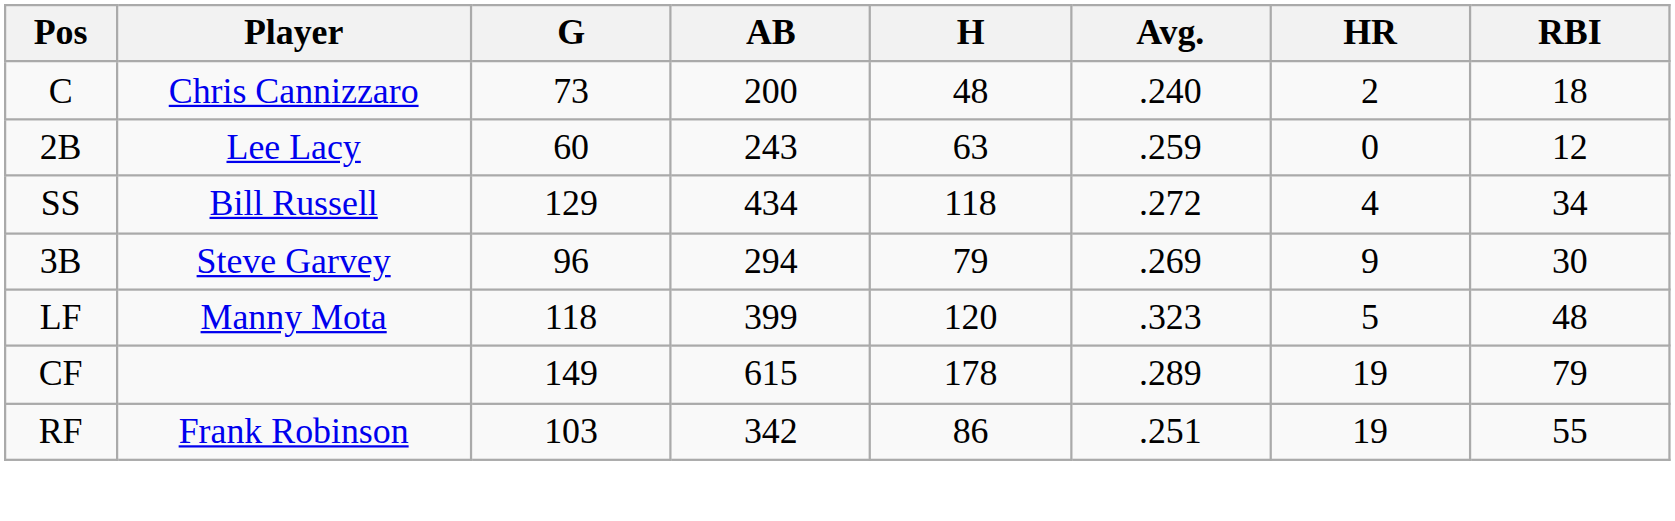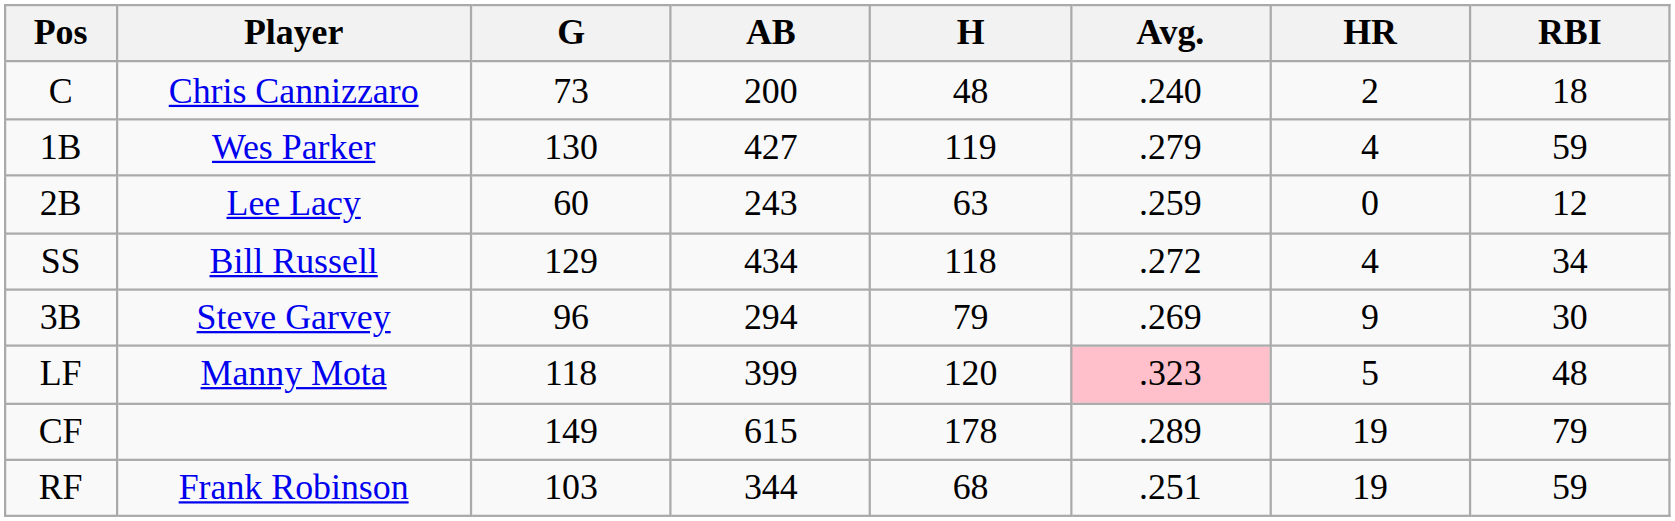+ row: (61, 146)
(1170, 317) no background -> (1170, 373) pink background
(771, 430) 342 -> (771, 487) 344
(971, 430) 86 -> (971, 487) 68
(1570, 430) 55 -> (1570, 487) 59
